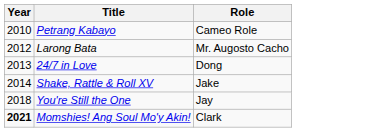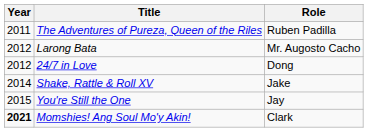- row: (76, 30)
+ row: (149, 30)
(19, 65) 2013 -> (19, 65) 2012
(19, 100) 2018 -> (19, 100) 2015
